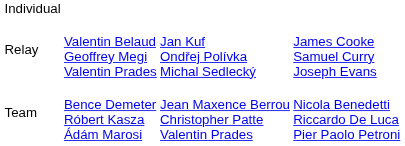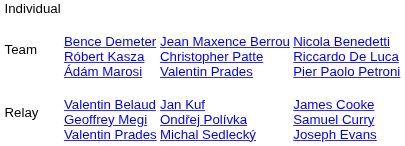rows swapped: (21, 112) <-> (21, 49)
